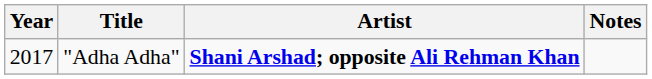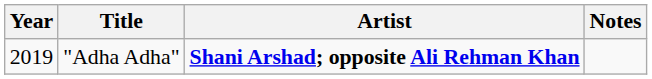(31, 56) 2017 -> (31, 56) 2019
